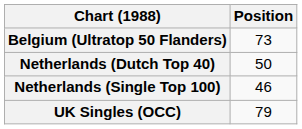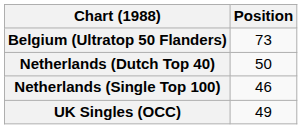(263, 111) 79 -> (263, 111) 49
